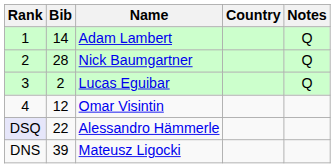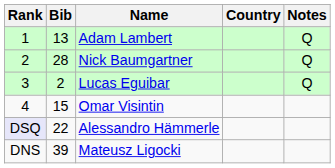(61, 38) 14 -> (61, 38) 13
(61, 106) 12 -> (61, 106) 15
